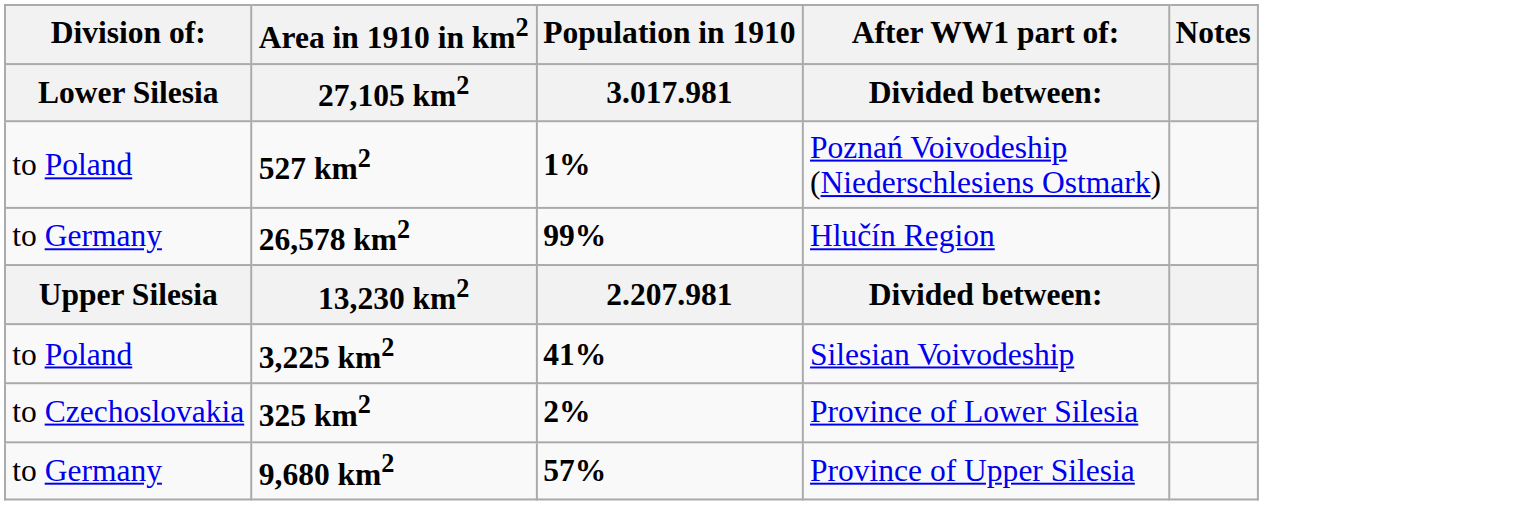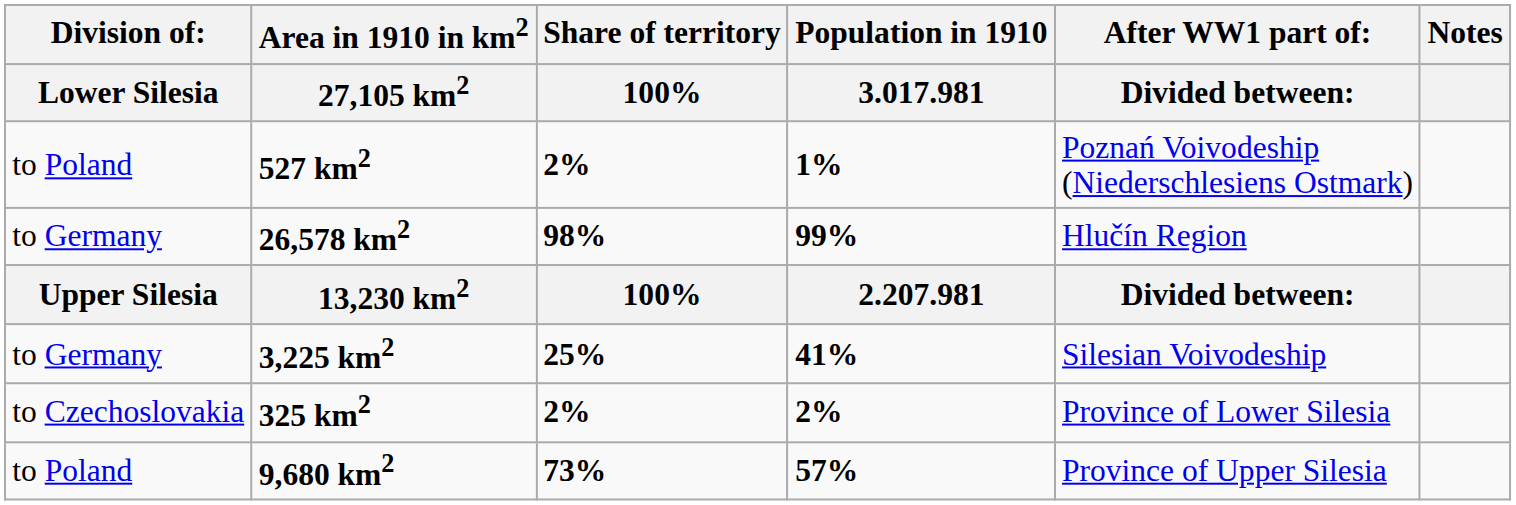+ column: (662, 92)
(72, 353) to Poland -> (87, 353) to Germany
(87, 470) to Germany -> (72, 470) to Poland
